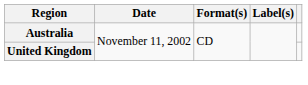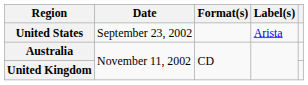+ row: (49, 32)
